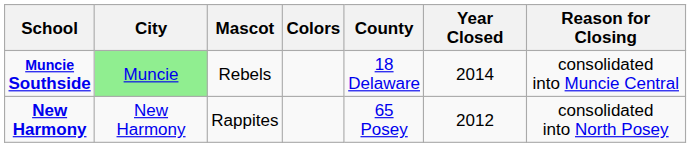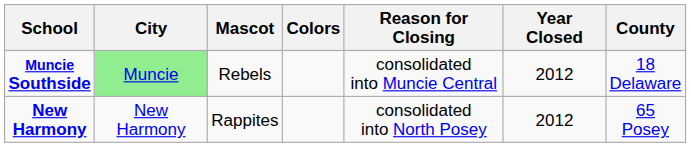columns swapped: (384, 28) <-> (606, 28)
(475, 74) 2014 -> (554, 74) 2012
